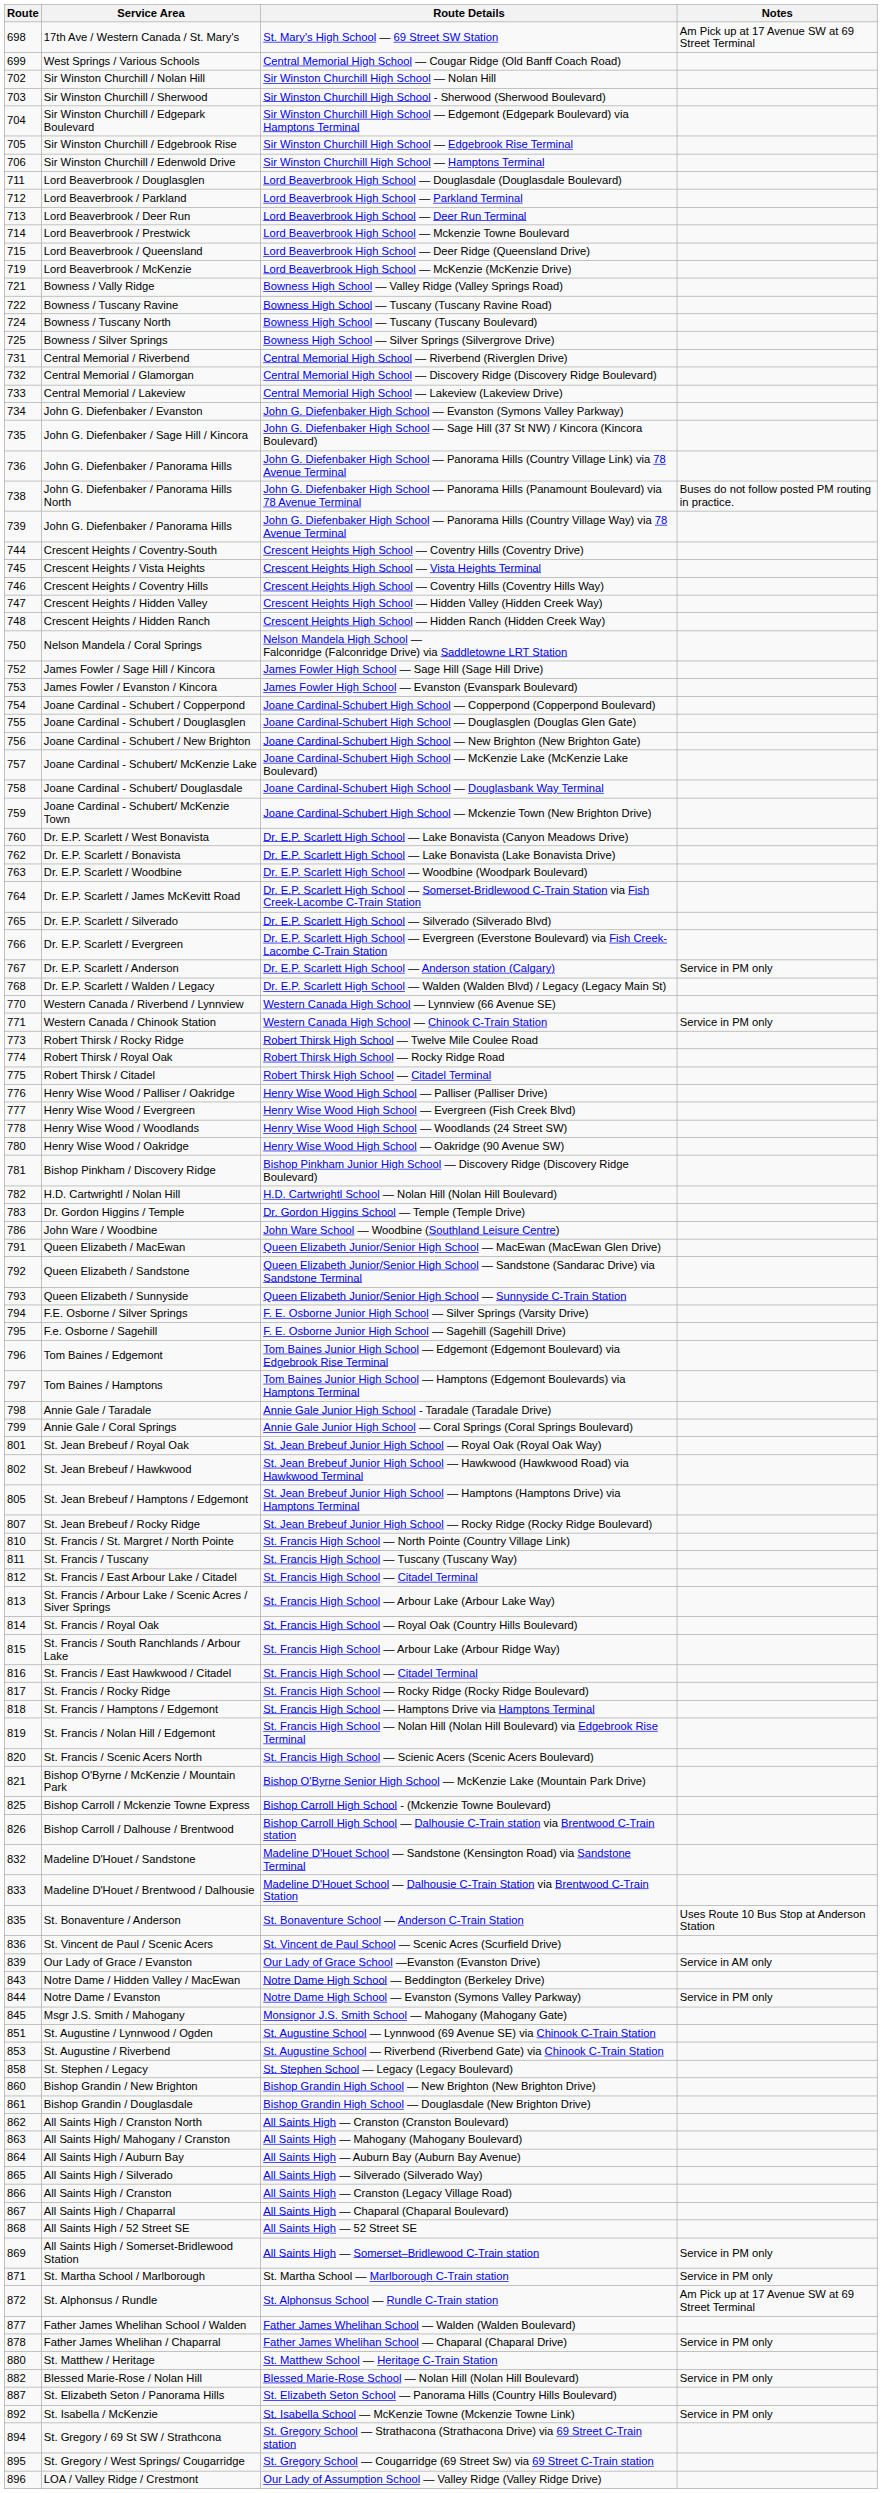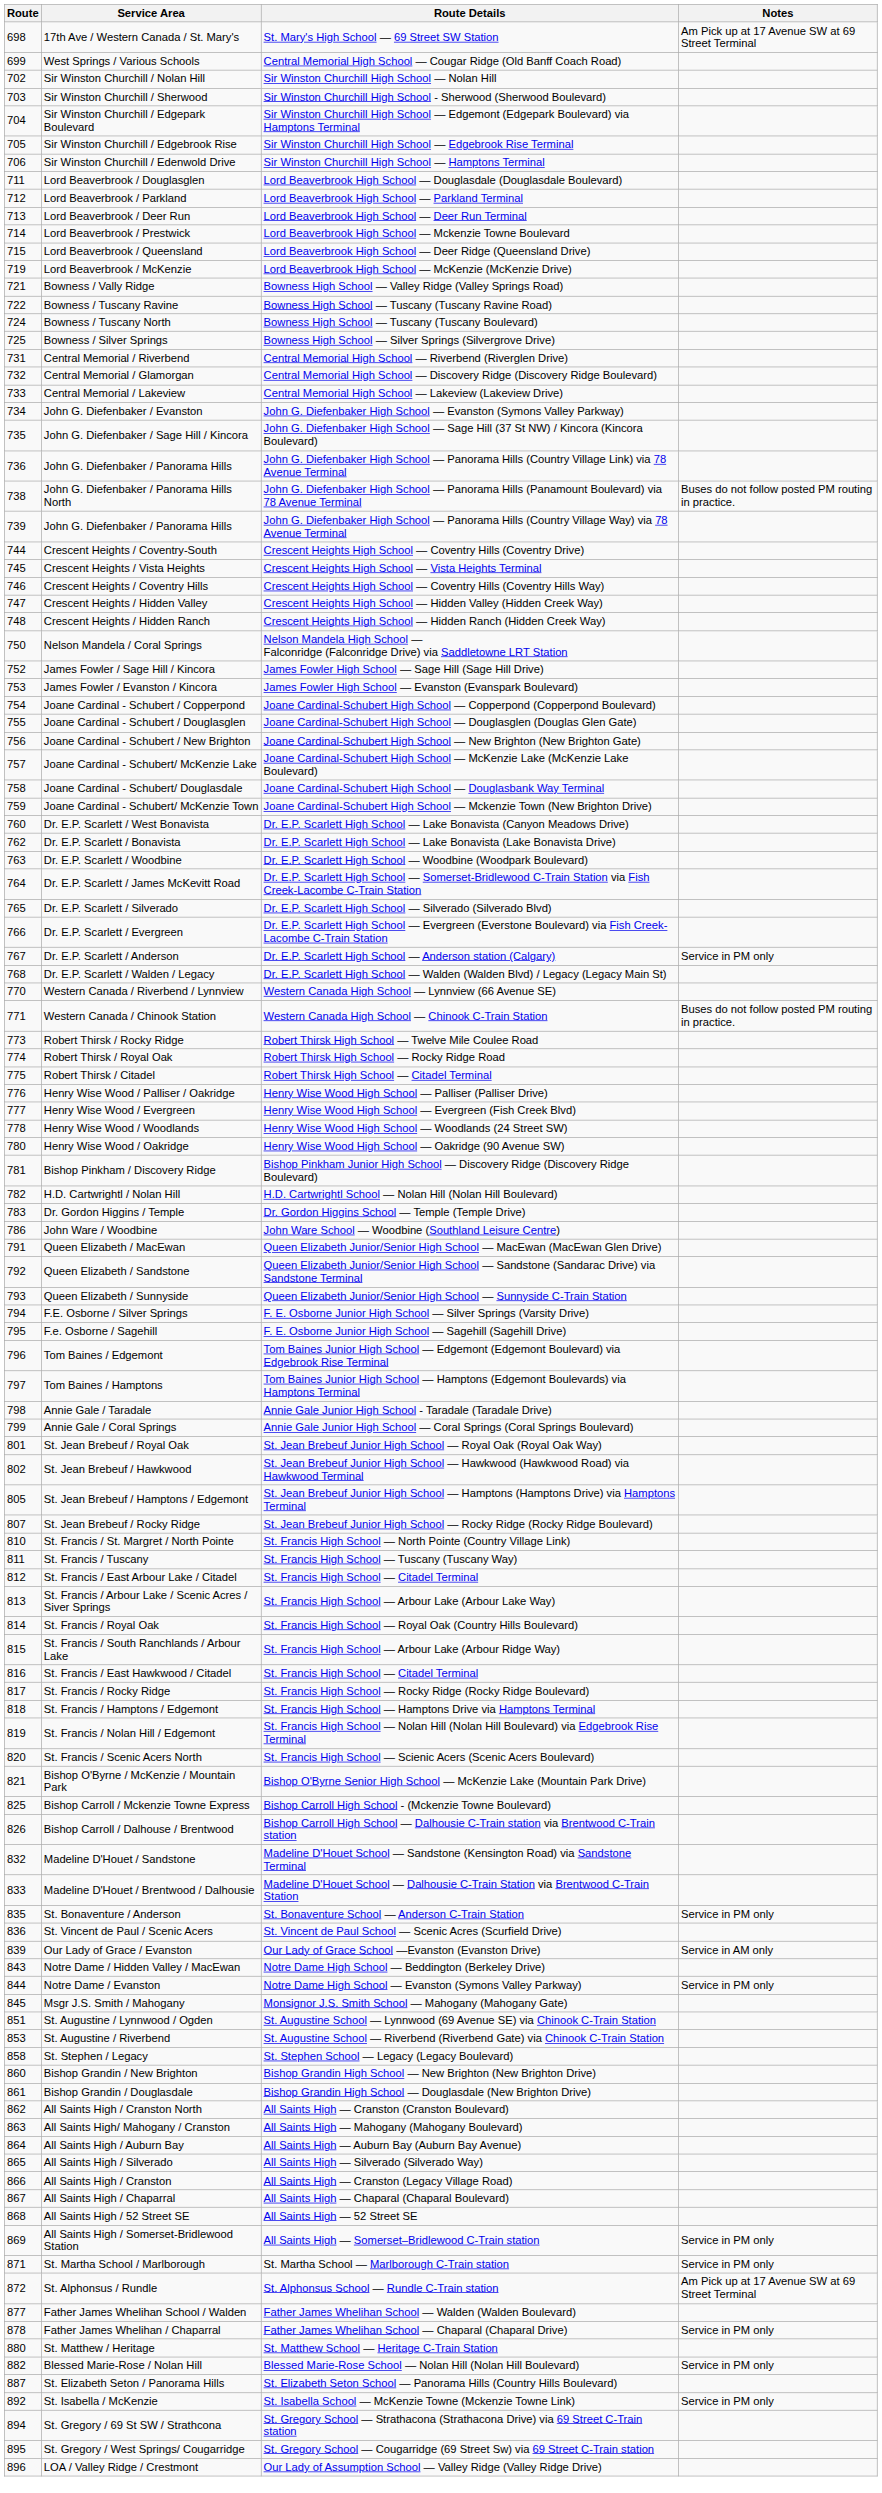(726, 1022) Service in PM only -> (777, 1016) Buses do not follow posted PM routing in practice.
(773, 1920) Uses Route 10 Bus Stop at Anderson Station -> (727, 1914) Service in PM only
